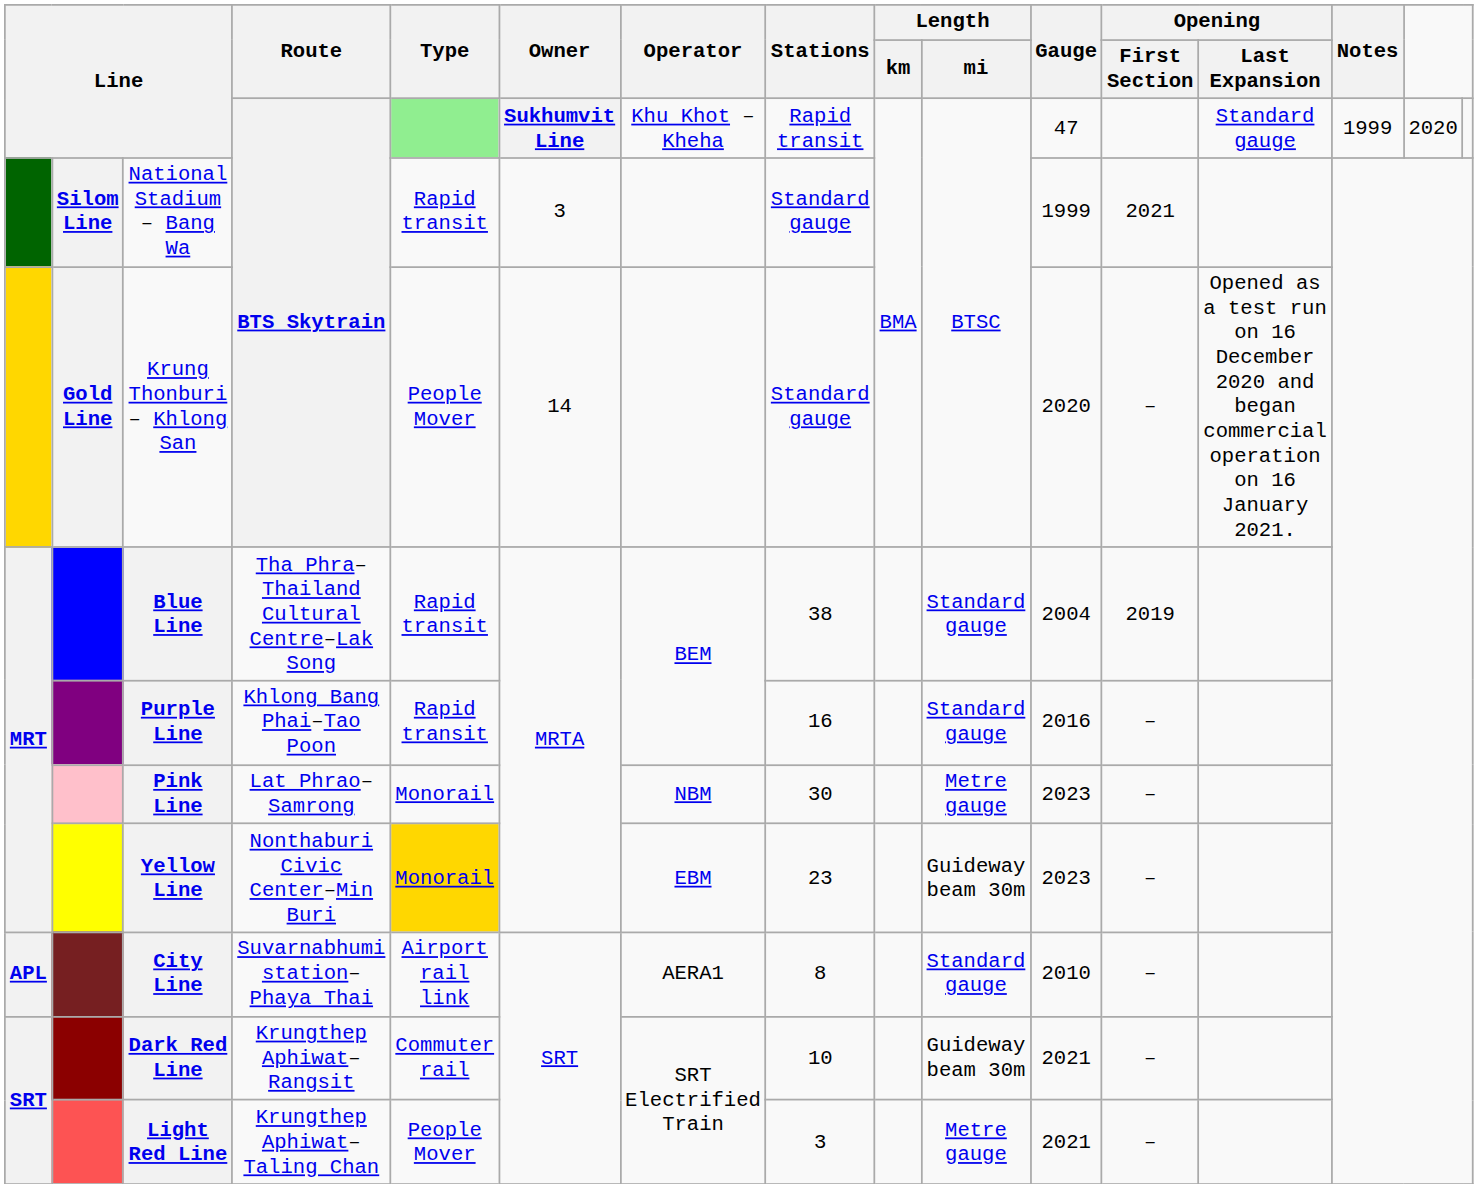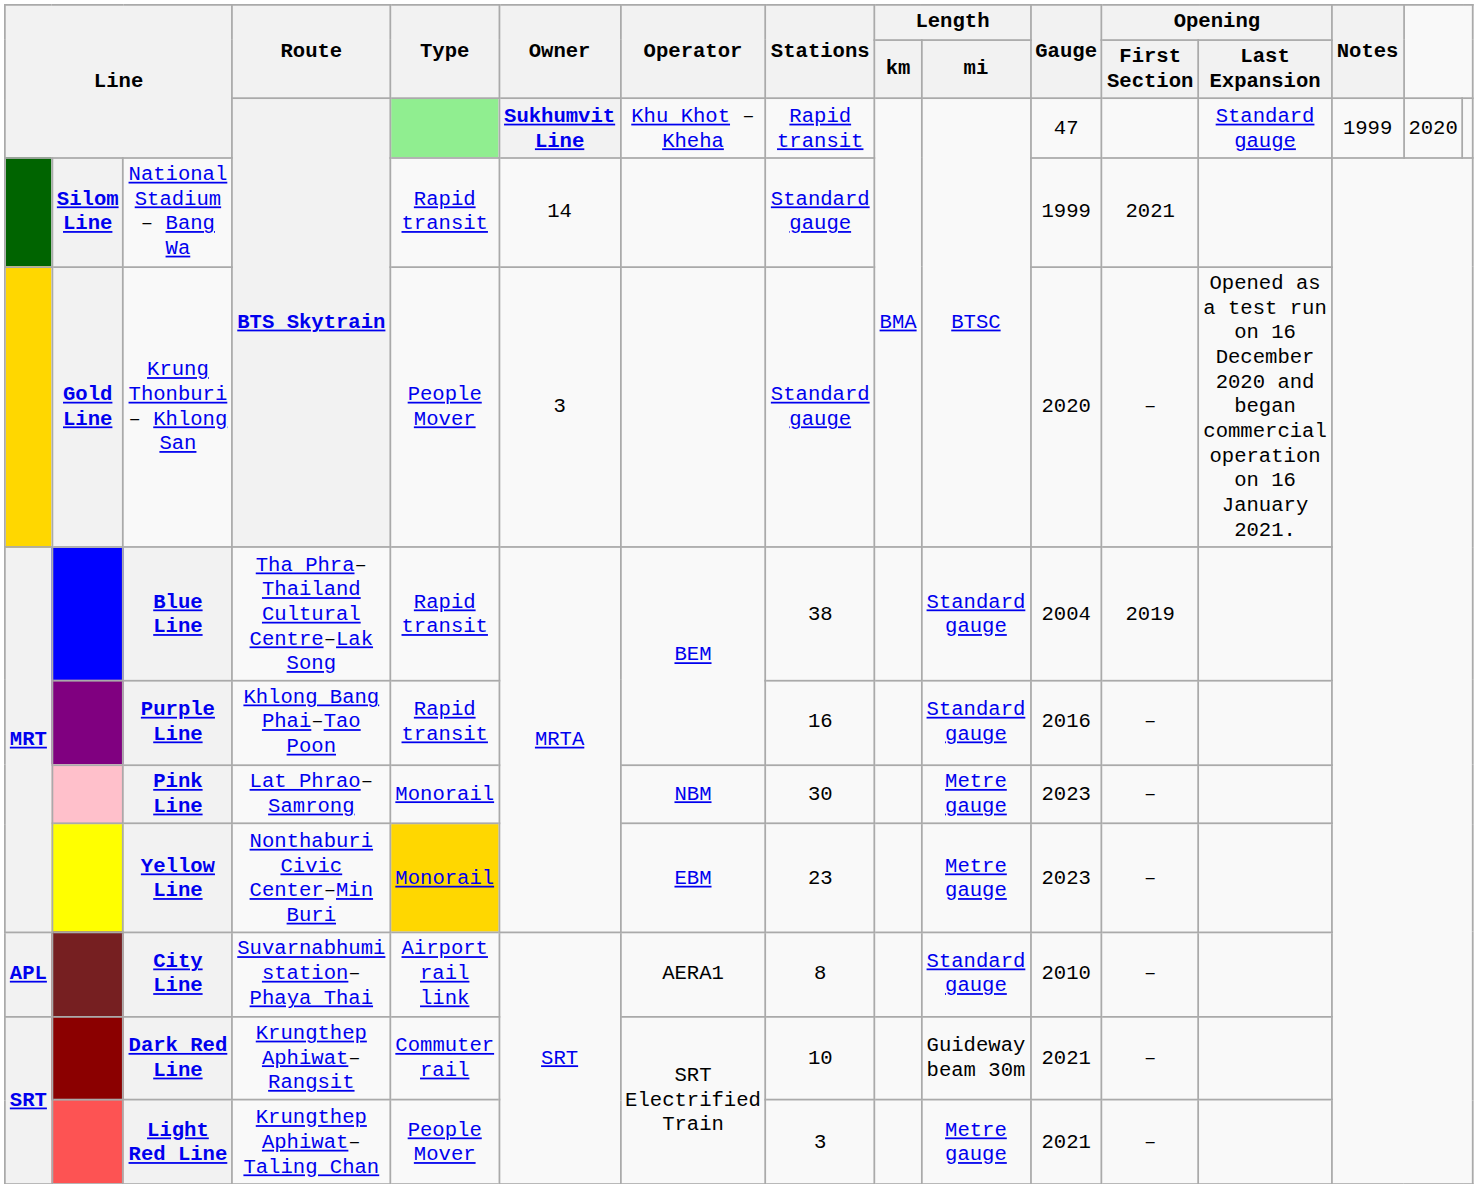(560, 212) 3 -> (560, 212) 14
(560, 407) 14 -> (560, 407) 3
(976, 878) Guideway beam 30m -> (976, 878) Metre gauge
